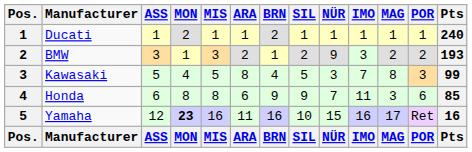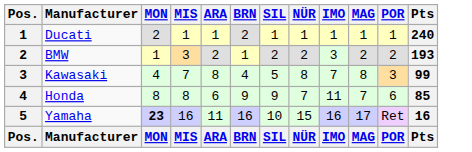- column: (156, 15)
(334, 56) 9 -> (304, 56) 2
(215, 76) 5 -> (186, 76) 7
(334, 76) 3 -> (304, 76) 8
(393, 96) 3 -> (363, 96) 7
